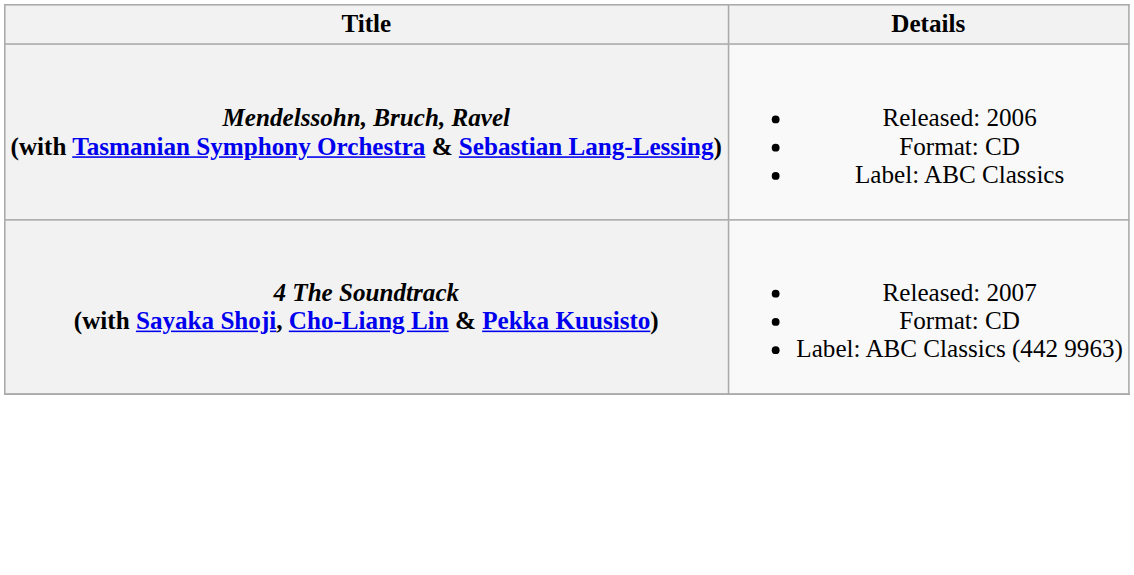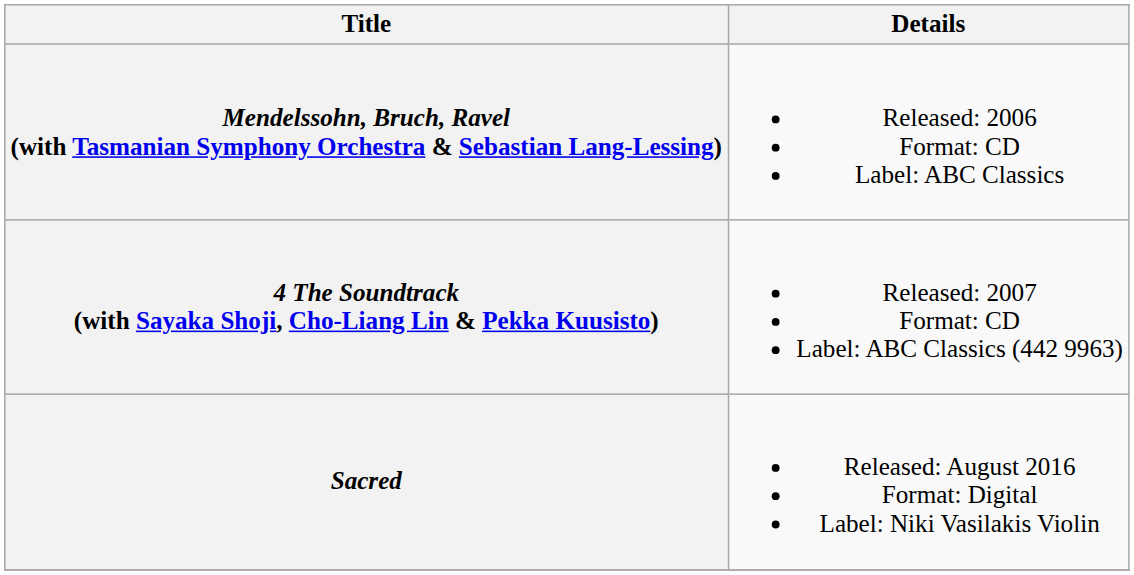+ row: (366, 481)
